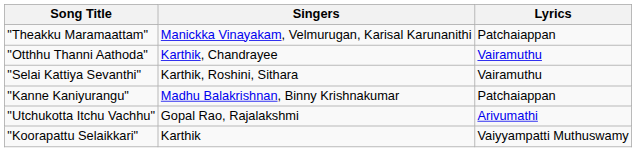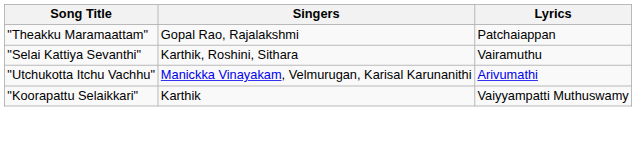(316, 34) Manickka Vinayakam, Velmurugan, Karisal Karunanithi -> (230, 34) Gopal Rao, Rajalakshmi
- row: (78, 55)
- row: (68, 95)
(230, 116) Gopal Rao, Rajalakshmi -> (316, 75) Manickka Vinayakam, Velmurugan, Karisal Karunanithi
